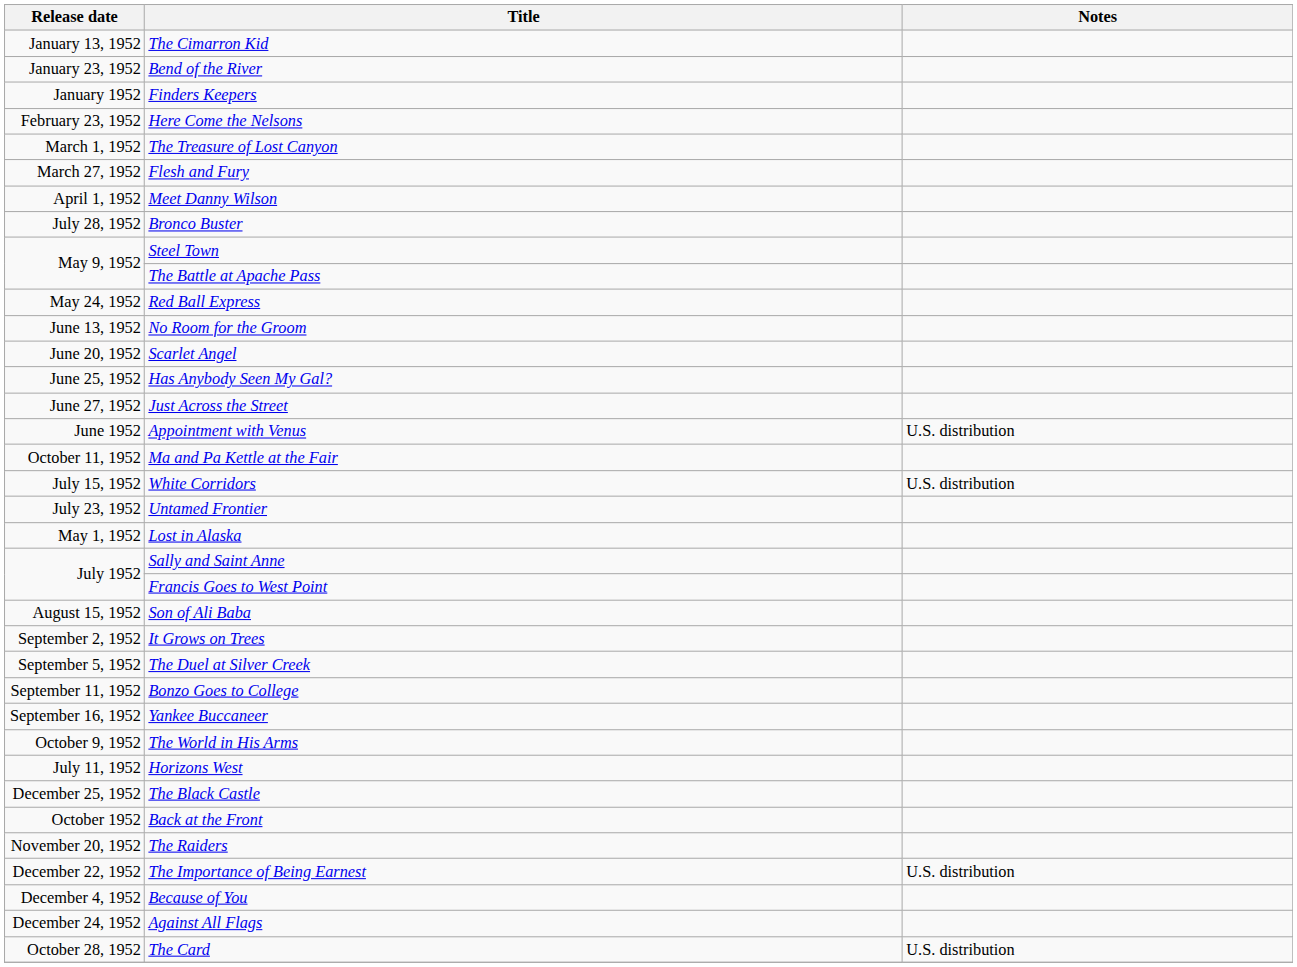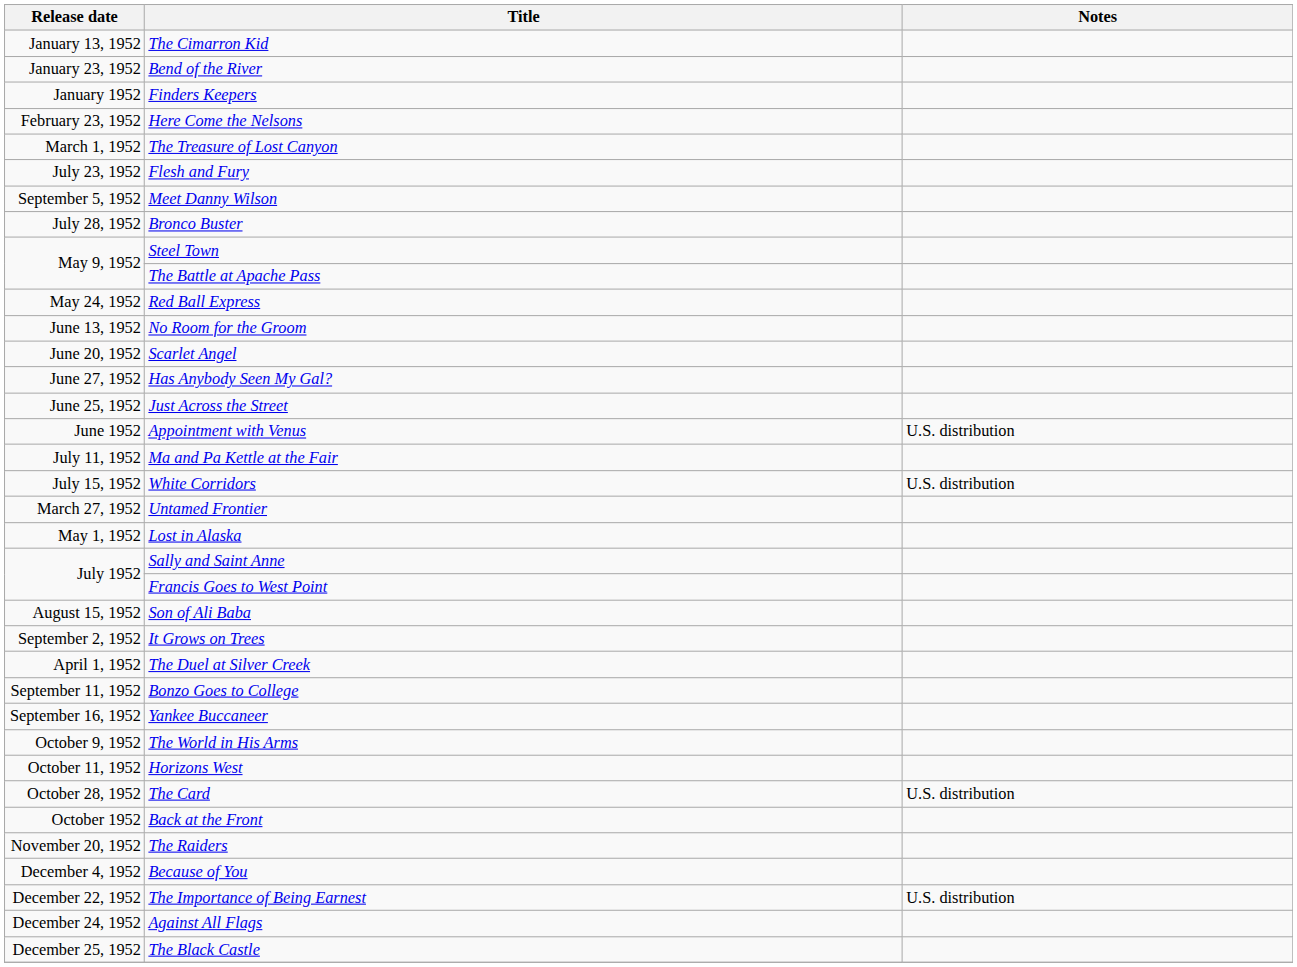(89, 172) March 27, 1952 -> (97, 172) July 23, 1952
(97, 198) April 1, 1952 -> (79, 198) September 5, 1952
(95, 379) June 25, 1952 -> (95, 379) June 27, 1952
(95, 405) June 27, 1952 -> (95, 405) June 25, 1952
(84, 457) October 11, 1952 -> (97, 457) July 11, 1952
(97, 509) July 23, 1952 -> (89, 509) March 27, 1952
(79, 664) September 5, 1952 -> (97, 664) April 1, 1952
(97, 768) July 11, 1952 -> (84, 768) October 11, 1952
rows swapped: (179, 949) <-> (204, 793)
rows swapped: (198, 897) <-> (257, 871)
